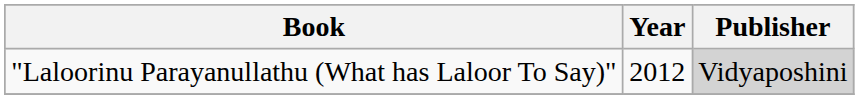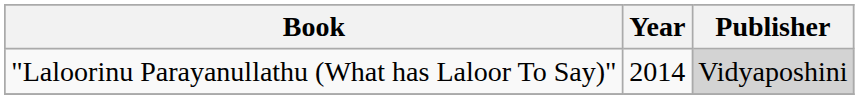(657, 71) 2012 -> (657, 71) 2014
